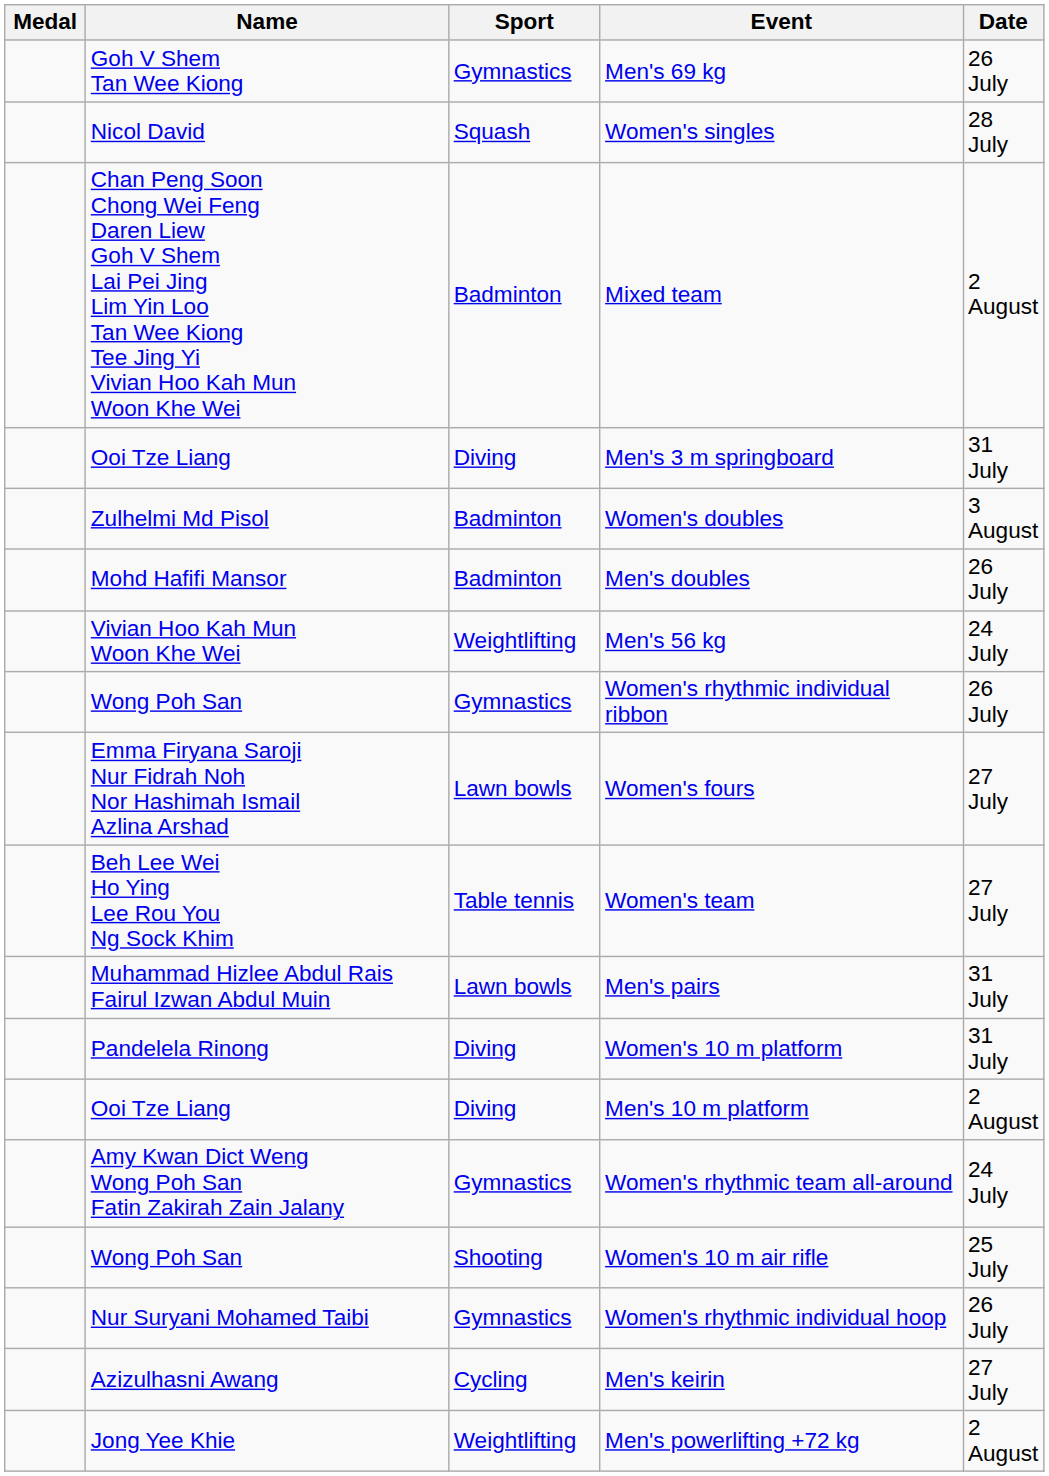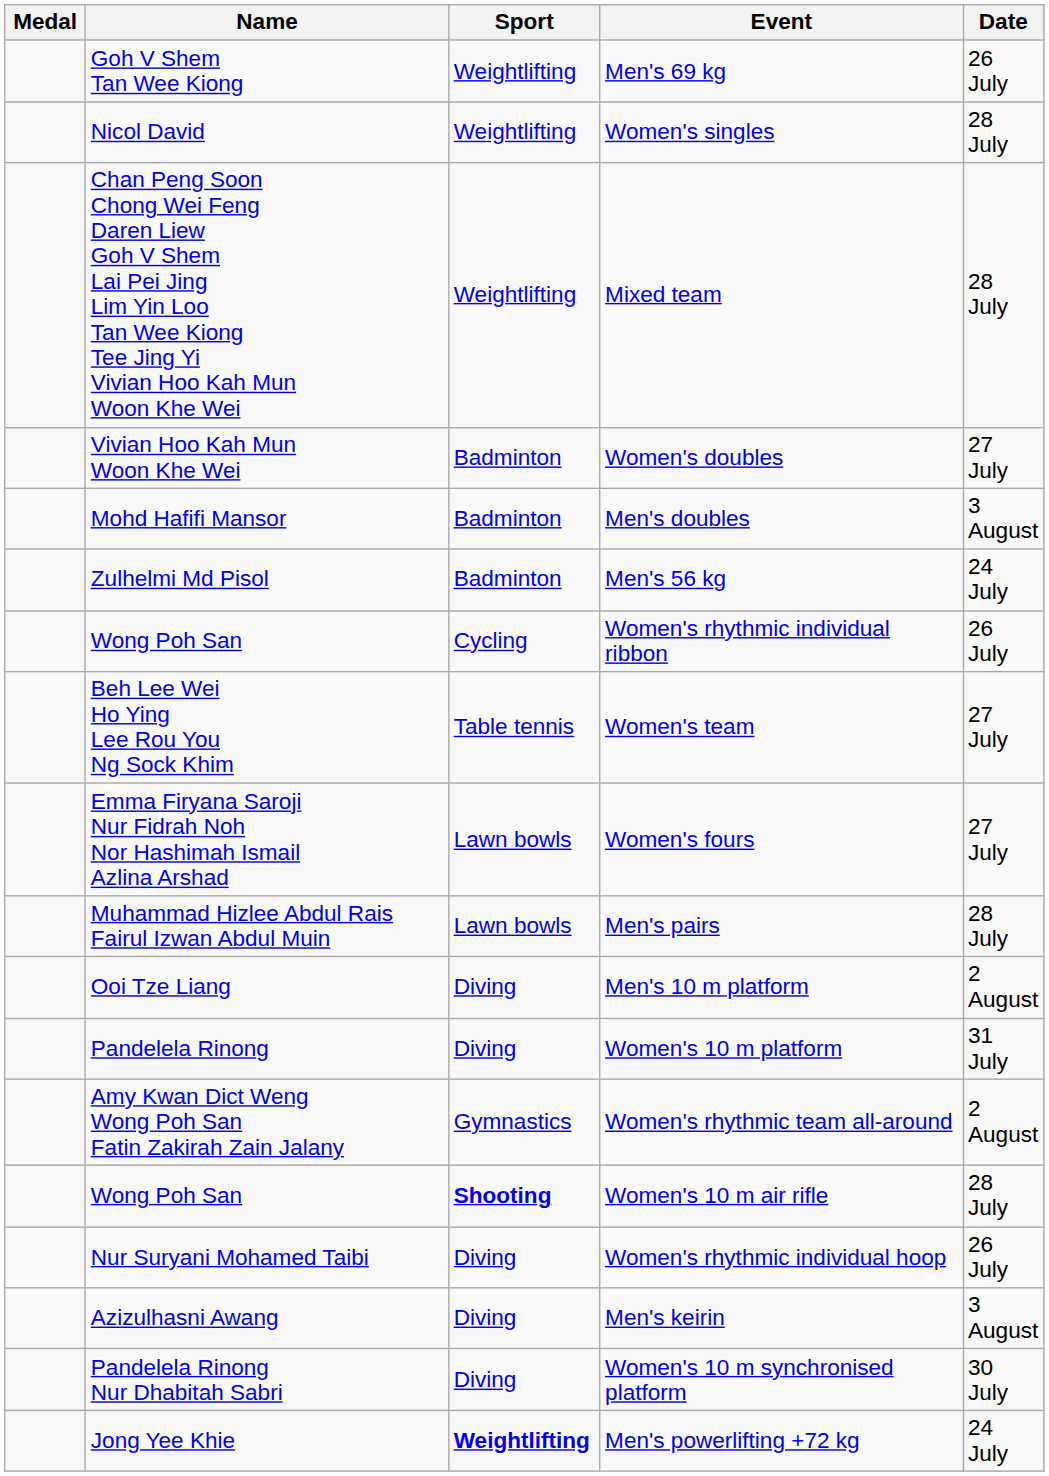(513, 70) Gymnastics -> (515, 70) Weightlifting
(492, 132) Squash -> (515, 132) Weightlifting
(508, 294) Badminton -> (515, 294) Weightlifting
(1003, 294) 2 August -> (988, 294) 28 July
- row: (719, 457)
(180, 518) Zulhelmi Md Pisol -> (193, 457) Vivian Hoo Kah Mun Woon Khe Wei
(1003, 518) 3 August -> (988, 457) 27 July
(988, 579) 26 July -> (1003, 518) 3 August
(193, 640) Vivian Hoo Kah Mun Woon Khe Wei -> (180, 579) Zulhelmi Md Pisol
(515, 640) Weightlifting -> (508, 579) Badminton
(513, 702) Gymnastics -> (491, 640) Cycling
rows swapped: (680, 788) <-> (680, 900)
(988, 987) 31 July -> (988, 925) 28 July
rows swapped: (724, 1048) <-> (707, 1109)
(988, 1183) 24 July -> (1003, 1122) 2 August
(498, 1257) normal -> (503, 1195) bold
(988, 1257) 25 July -> (988, 1195) 28 July
(513, 1318) Gymnastics -> (485, 1257) Diving
(491, 1379) Cycling -> (485, 1318) Diving
(988, 1379) 27 July -> (1003, 1318) 3 August
+ row: (749, 1379)
(515, 1440) normal -> (522, 1440) bold
(1003, 1440) 2 August -> (988, 1440) 24 July
